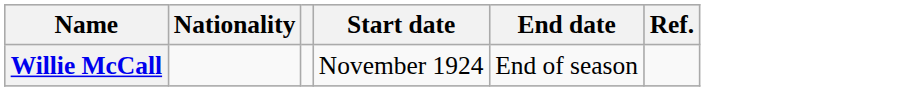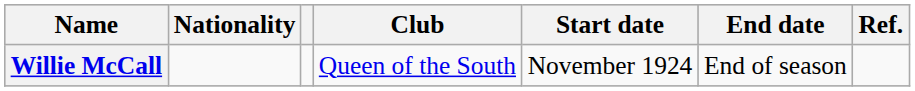+ column: (417, 24)
